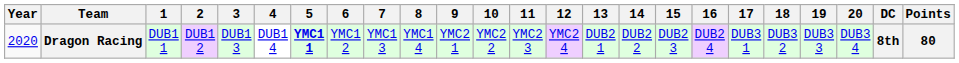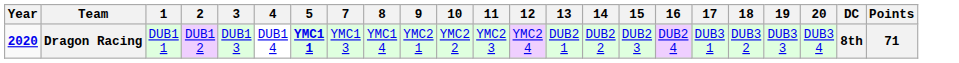- column: (346, 15)
(23, 41) normal -> (23, 41) bold
(928, 41) 80 -> (892, 41) 71
